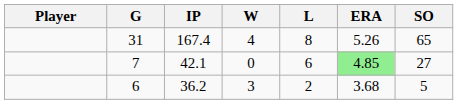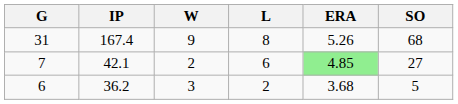- column: (56, 16)
(251, 39) 4 -> (191, 39) 9
(424, 39) 65 -> (415, 39) 68
(251, 63) 0 -> (191, 63) 2
